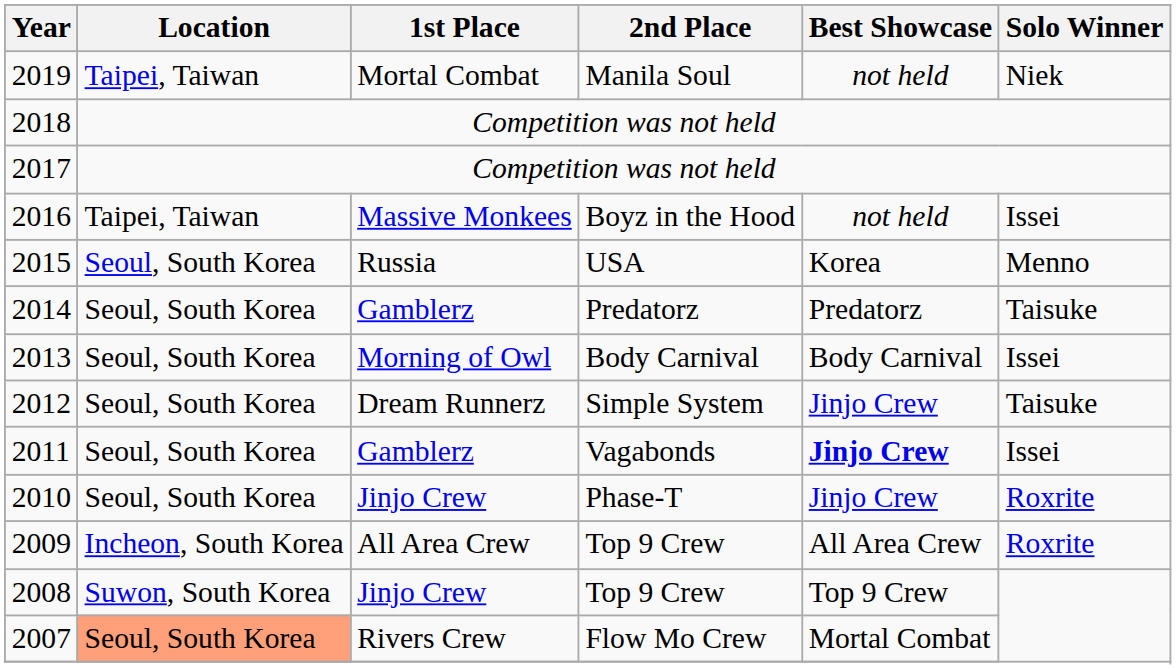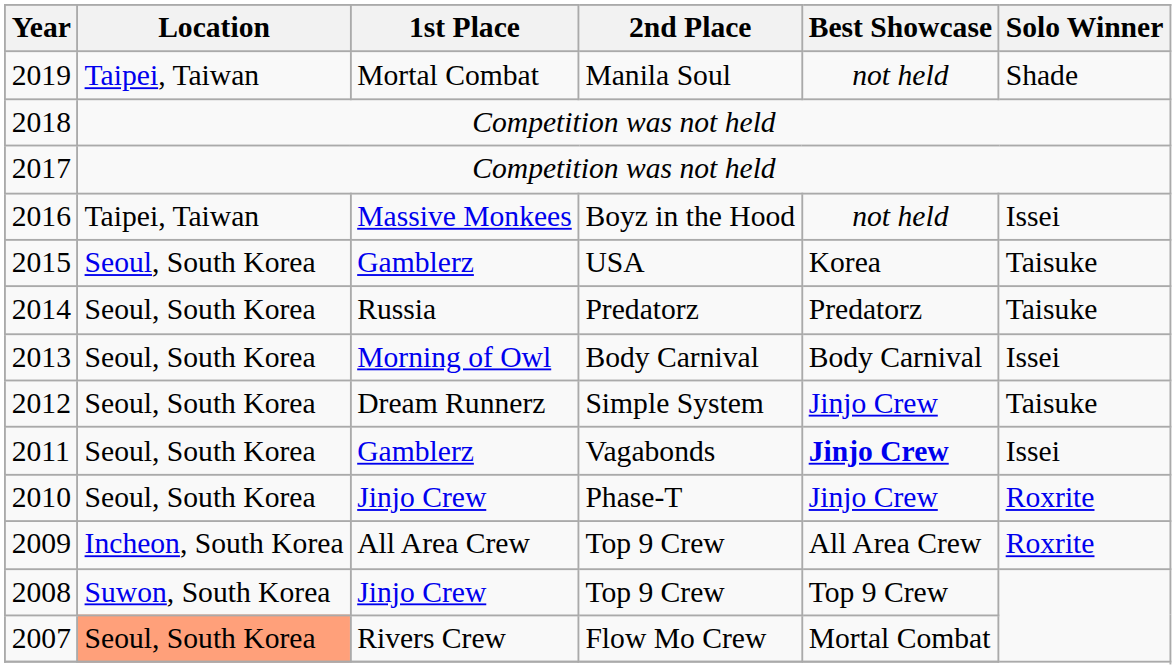(1034, 74) Niek -> (1042, 74) Shade
(397, 262) Russia -> (416, 262) Gamblerz
(1048, 262) Menno -> (1052, 262) Taisuke
(416, 309) Gamblerz -> (397, 309) Russia
